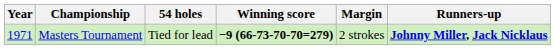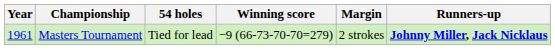(20, 34) 1971 -> (20, 34) 1961
(276, 34) bold -> (276, 34) normal
